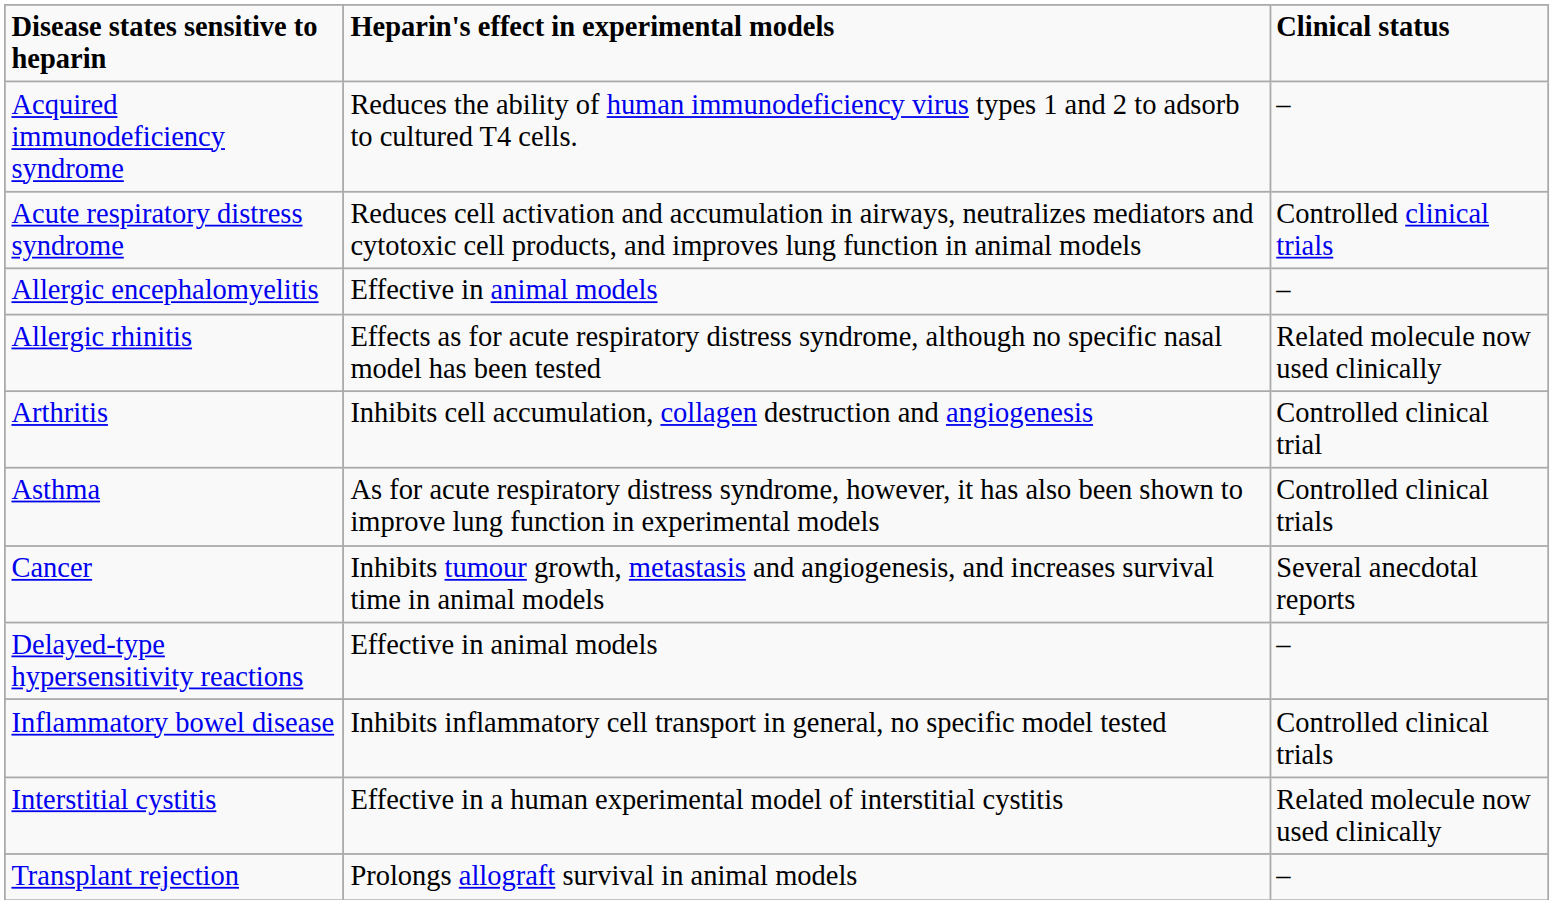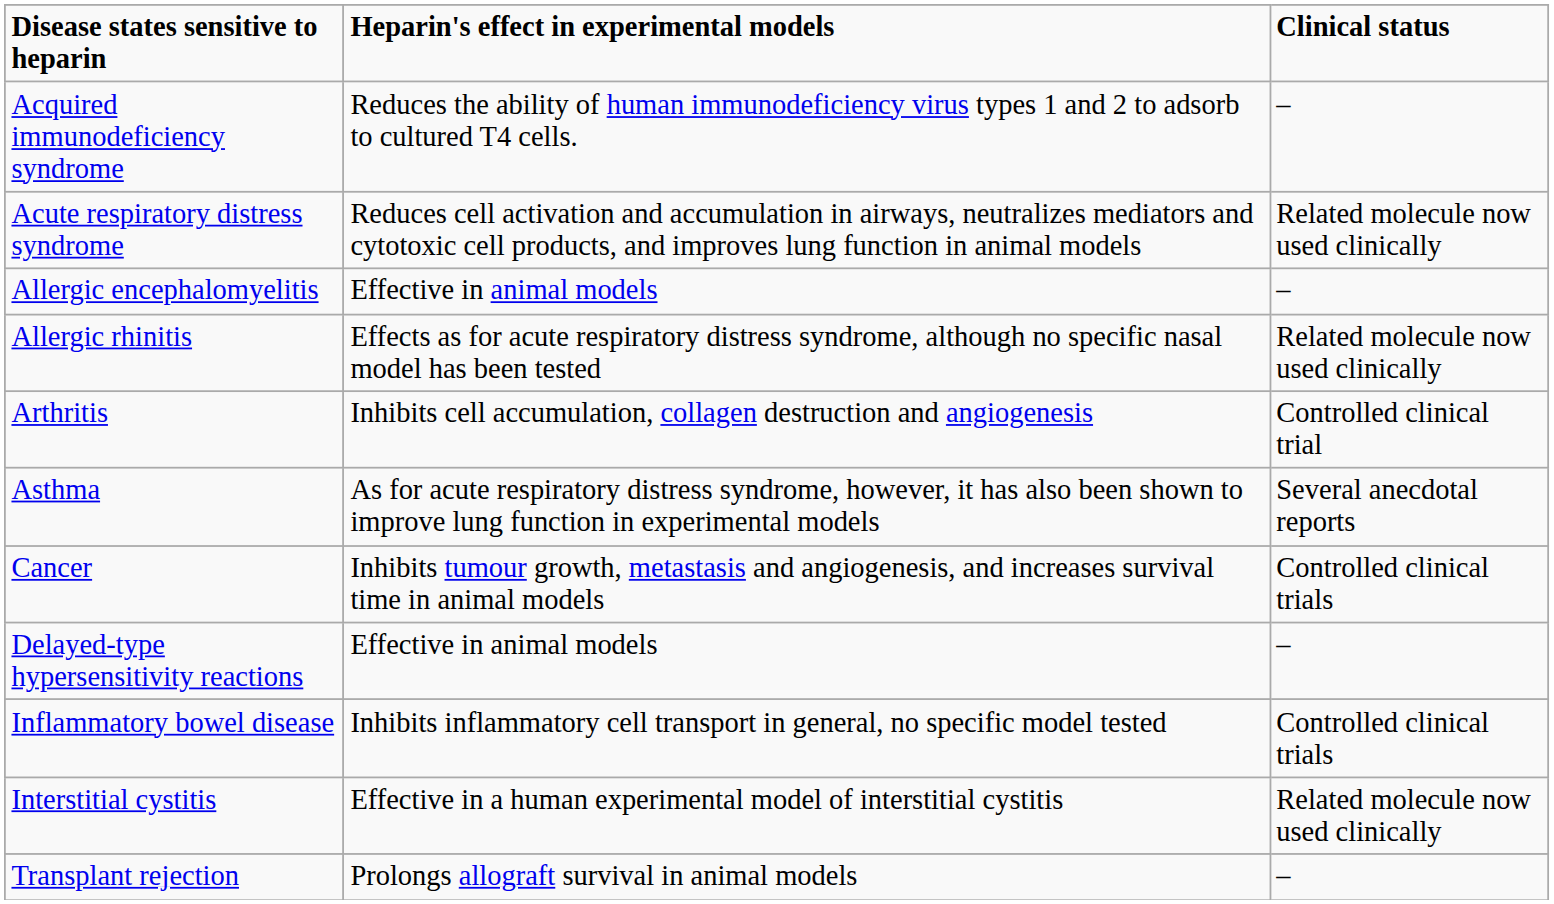(1383, 229) Controlled clinical trials -> (1404, 229) Related molecule now used clinically
(1383, 506) Controlled clinical trials -> (1377, 506) Several anecdotal reports
(1377, 583) Several anecdotal reports -> (1383, 583) Controlled clinical trials
